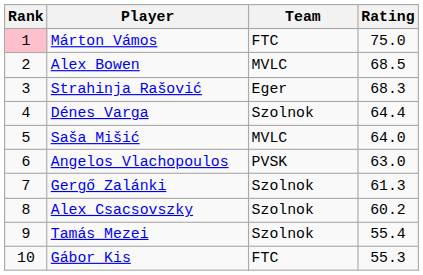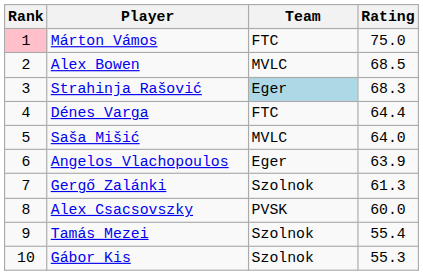(269, 89) no background -> (269, 89) lightblue background
(283, 113) Szolnok -> (265, 113) FTC
(269, 162) PVSK -> (269, 162) Eger
(388, 162) 63.0 -> (388, 162) 63.9
(283, 210) Szolnok -> (269, 210) PVSK
(388, 210) 60.2 -> (388, 210) 60.0
(265, 258) FTC -> (283, 258) Szolnok
